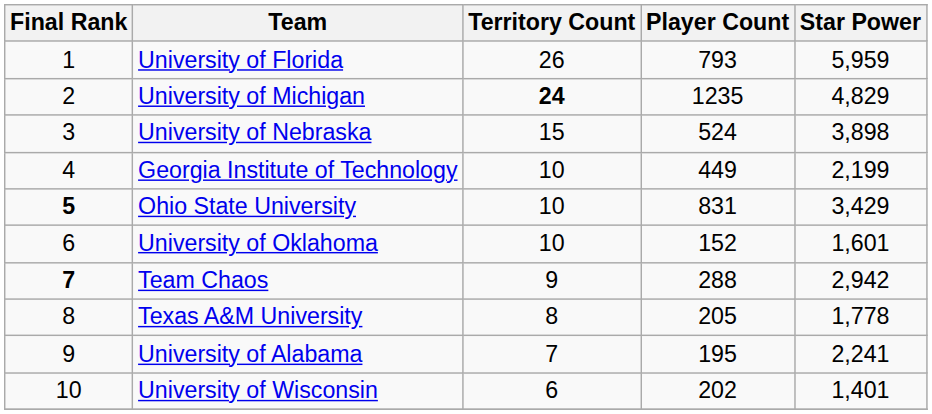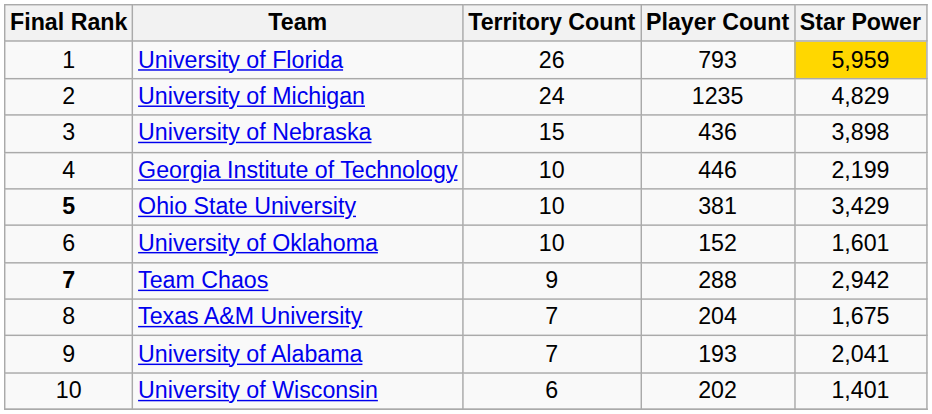(860, 59) no background -> (860, 59) gold background
(552, 96) bold -> (552, 96) normal
(718, 133) 524 -> (718, 133) 436
(718, 170) 449 -> (718, 170) 446
(718, 206) 831 -> (718, 206) 381
(552, 317) 8 -> (552, 317) 7
(718, 317) 205 -> (718, 317) 204
(860, 317) 1,778 -> (860, 317) 1,675
(718, 354) 195 -> (718, 354) 193
(860, 354) 2,241 -> (860, 354) 2,041
